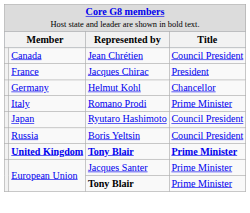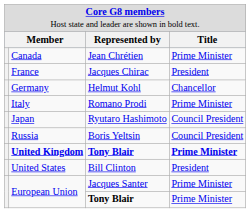(207, 55) Council President -> (202, 55) Prime Minister
+ row: (38, 167)
